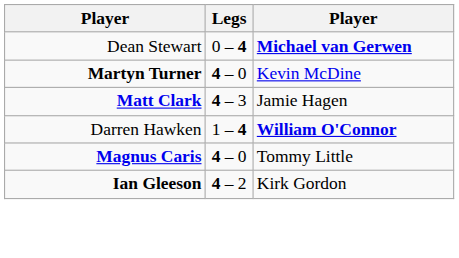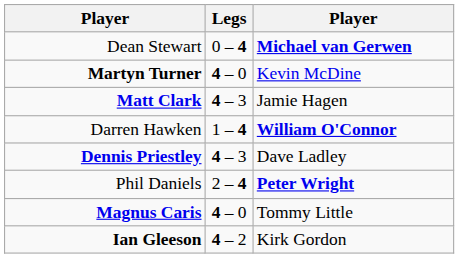+ row: (141, 156)
+ row: (159, 184)
